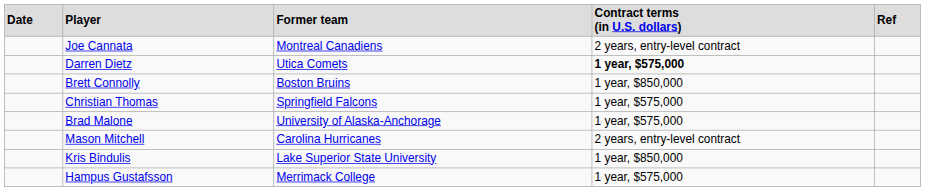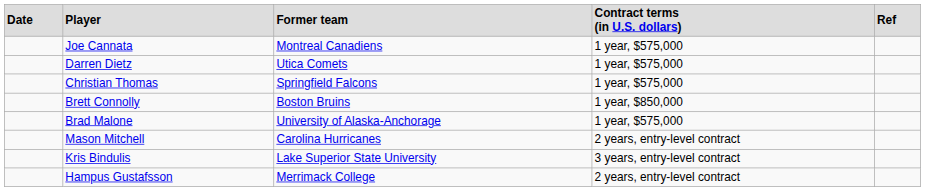(667, 45) 2 years, entry-level contract -> (639, 45) 1 year, $575,000
(639, 64) bold -> (639, 64) normal
rows swapped: (112, 102) <-> (103, 83)
(639, 158) 1 year, $850,000 -> (667, 158) 3 years, entry-level contract
(639, 177) 1 year, $575,000 -> (667, 177) 2 years, entry-level contract
